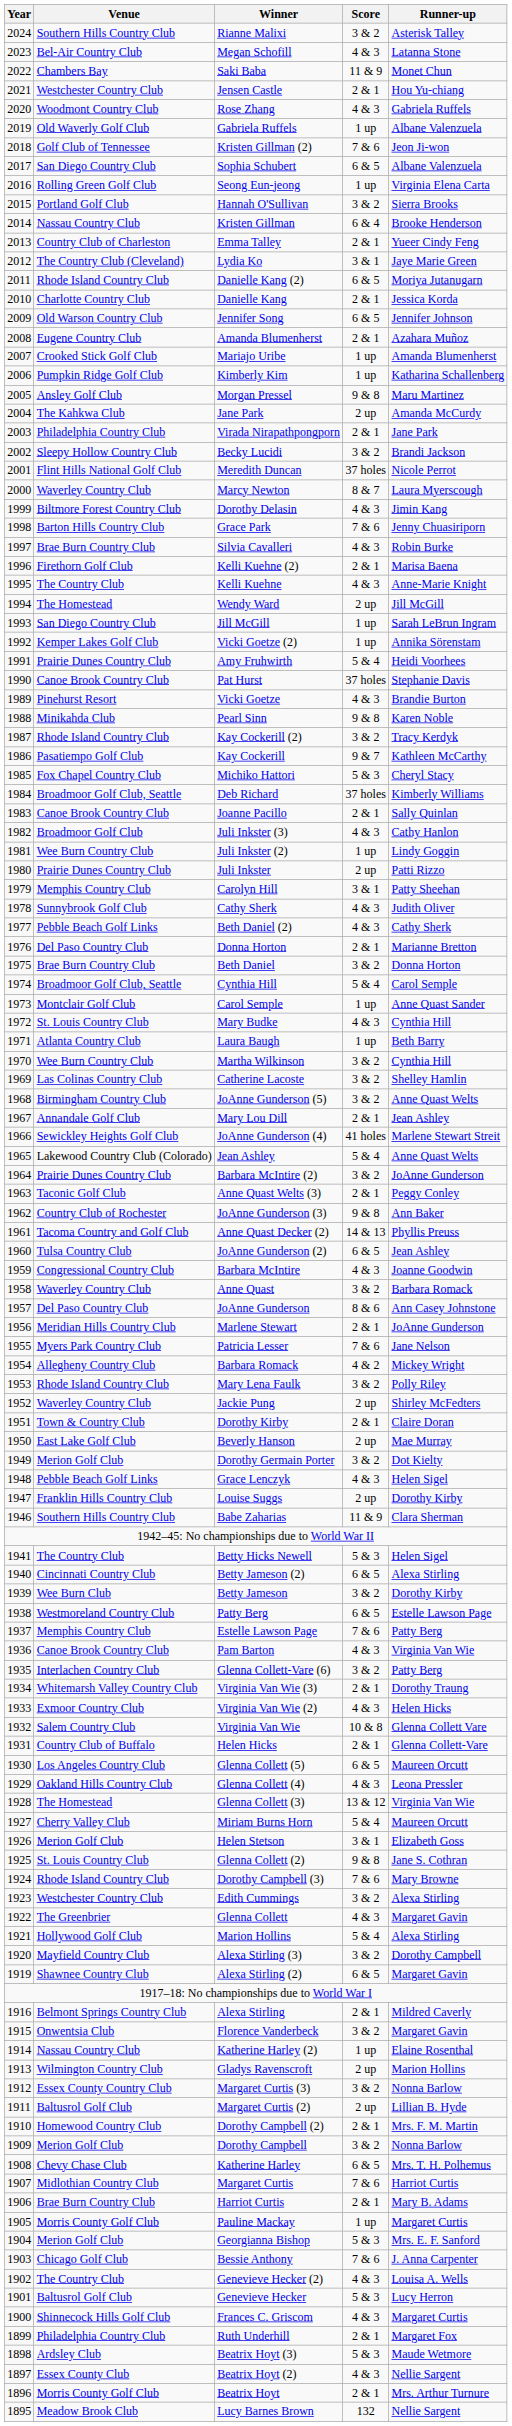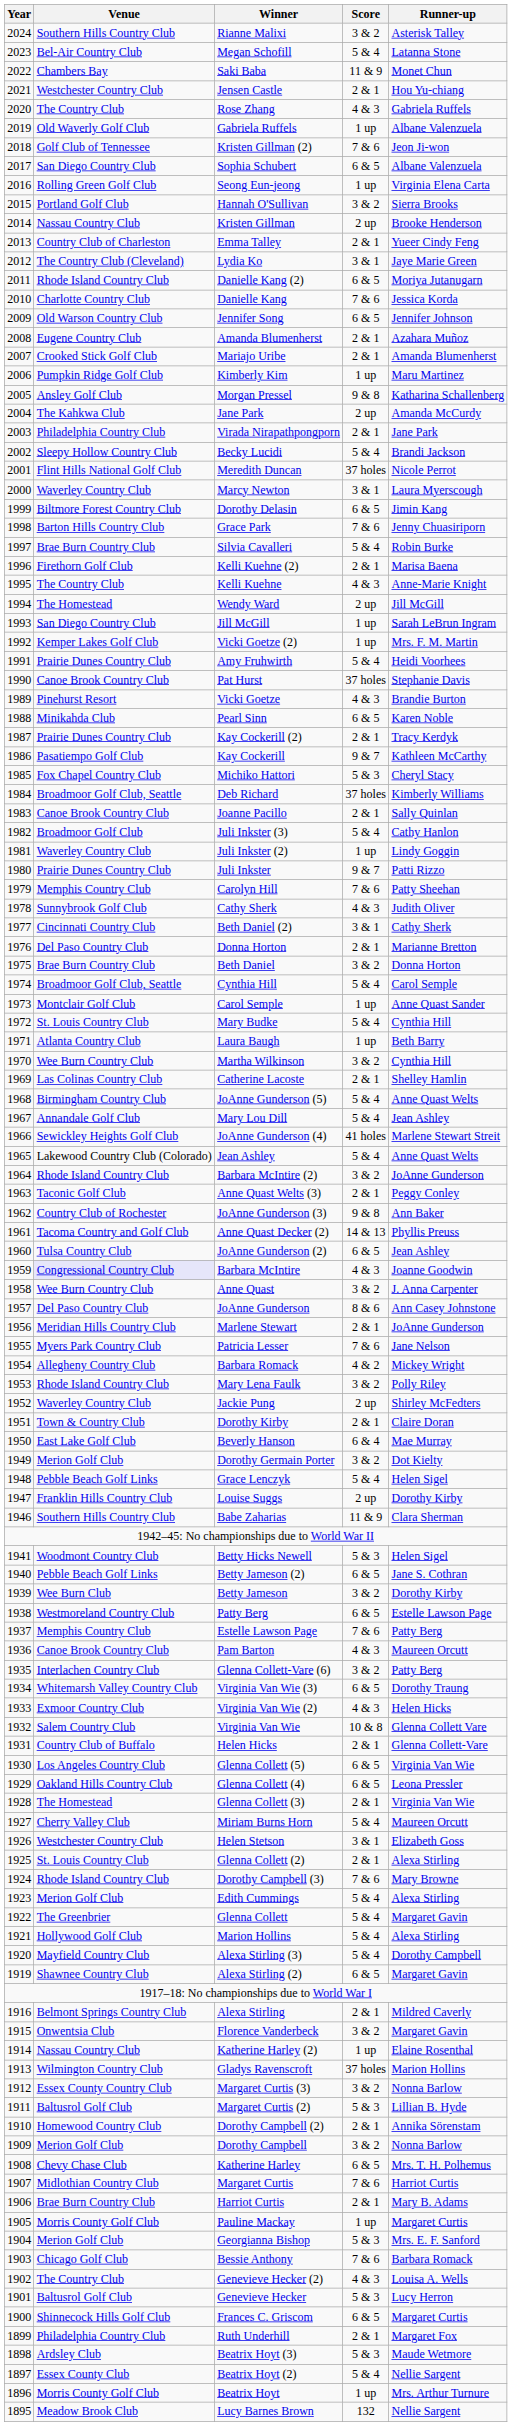(366, 52) 4 & 3 -> (366, 52) 5 & 4
(98, 109) Woodmont Country Club -> (80, 109) The Country Club
(366, 223) 6 & 4 -> (366, 223) 2 up
(366, 299) 2 & 1 -> (366, 299) 7 & 6
(366, 356) 1 up -> (366, 356) 2 & 1
(448, 375) Katharina Schallenberg -> (428, 375) Maru Martinez
(428, 394) Maru Martinez -> (448, 394) Katharina Schallenberg
(366, 451) 3 & 2 -> (366, 451) 5 & 4
(366, 489) 8 & 7 -> (366, 489) 3 & 1
(366, 508) 4 & 3 -> (366, 508) 6 & 5
(366, 546) 4 & 3 -> (366, 546) 5 & 4
(436, 642) Annika Sörenstam -> (435, 642) Mrs. F. M. Martin
(366, 718) 9 & 8 -> (366, 718) 6 & 5
(103, 737) Rhode Island Country Club -> (104, 737) Prairie Dunes Country Club
(366, 737) 3 & 2 -> (366, 737) 2 & 1
(366, 832) 4 & 3 -> (366, 832) 5 & 4
(95, 851) Wee Burn Country Club -> (94, 851) Waverley Country Club
(366, 870) 2 up -> (366, 870) 9 & 7
(366, 889) 3 & 1 -> (366, 889) 7 & 6
(97, 927) Pebble Beach Golf Links -> (96, 927) Cincinnati Country Club
(366, 927) 4 & 3 -> (366, 927) 3 & 1
(366, 1022) 4 & 3 -> (366, 1022) 5 & 4
(366, 1079) 3 & 2 -> (366, 1079) 2 & 1
(366, 1098) 3 & 2 -> (366, 1098) 5 & 4
(366, 1117) 2 & 1 -> (366, 1117) 5 & 4
(104, 1174) Prairie Dunes Country Club -> (103, 1174) Rhode Island Country Club
(105, 1270) no background -> (105, 1270) lavender background
(94, 1289) Waverley Country Club -> (95, 1289) Wee Burn Country Club
(432, 1289) Barbara Romack -> (435, 1289) J. Anna Carpenter
(366, 1441) 2 up -> (366, 1441) 6 & 4
(366, 1479) 4 & 3 -> (366, 1479) 5 & 4
(80, 1555) The Country Club -> (98, 1555) Woodmont Country Club
(96, 1574) Cincinnati Country Club -> (97, 1574) Pebble Beach Golf Links
(425, 1574) Alexa Stirling -> (429, 1574) Jane S. Cothran
(433, 1650) Virginia Van Wie -> (430, 1650) Maureen Orcutt
(366, 1688) 2 & 1 -> (366, 1688) 6 & 5
(430, 1764) Maureen Orcutt -> (433, 1764) Virginia Van Wie
(366, 1783) 4 & 3 -> (366, 1783) 6 & 5
(366, 1802) 13 & 12 -> (366, 1802) 2 & 1
(80, 1841) Merion Golf Club -> (100, 1841) Westchester Country Club
(366, 1860) 9 & 8 -> (366, 1860) 2 & 1
(429, 1860) Jane S. Cothran -> (425, 1860) Alexa Stirling
(100, 1898) Westchester Country Club -> (80, 1898) Merion Golf Club
(366, 1898) 3 & 2 -> (366, 1898) 5 & 4
(366, 1917) 4 & 3 -> (366, 1917) 5 & 4
(366, 1955) 3 & 2 -> (366, 1955) 5 & 4
(366, 2069) 2 up -> (366, 2069) 37 holes
(366, 2107) 2 up -> (366, 2107) 5 & 3
(435, 2126) Mrs. F. M. Martin -> (436, 2126) Annika Sörenstam
(435, 2259) J. Anna Carpenter -> (432, 2259) Barbara Romack
(366, 2316) 4 & 3 -> (366, 2316) 6 & 5
(366, 2373) 4 & 3 -> (366, 2373) 5 & 4
(366, 2392) 2 & 1 -> (366, 2392) 1 up
